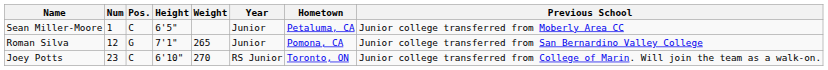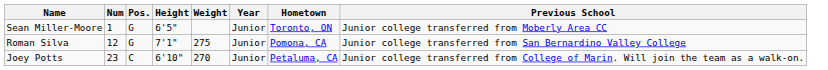(131, 27) C -> (131, 27) G
(321, 27) Petaluma, CA -> (301, 27) Toronto, ON
(202, 42) 265 -> (202, 42) 275
(257, 58) RS Junior -> (249, 58) Junior
(318, 58) Toronto, ON -> (304, 58) Petaluma, CA
